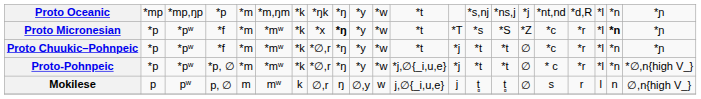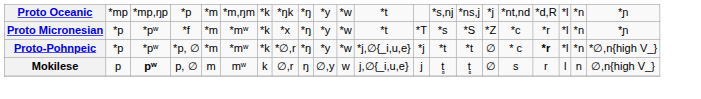(341, 30) bold -> (306, 30) normal
(615, 30) bold -> (579, 30) normal
- row: (73, 48)
(581, 66) normal -> (546, 48) bold
(185, 85) normal -> (151, 66) bold
